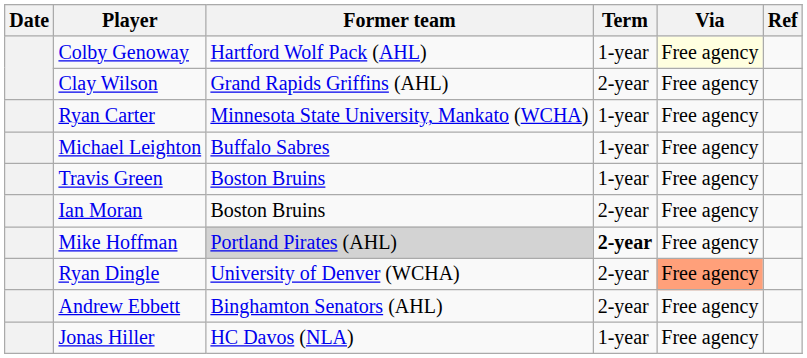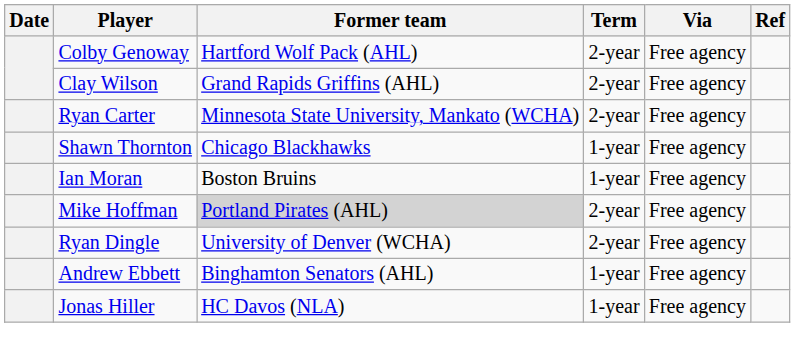(623, 52) 1-year -> (614, 52) 2-year
(710, 52) lightyellow background -> (697, 52) no background
(623, 115) 1-year -> (614, 115) 2-year
- row: (130, 147)
+ row: (125, 147)
- row: (111, 178)
(623, 210) 2-year -> (614, 178) 1-year
(625, 242) bold -> (614, 210) normal
(710, 274) lightsalmon background -> (697, 242) no background
(623, 305) 2-year -> (614, 274) 1-year
